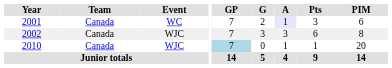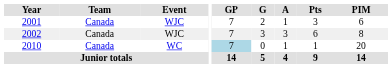(174, 22) WC -> (174, 22) WJC
(285, 22) lavender background -> (285, 22) no background
(174, 46) WJC -> (174, 46) WC
